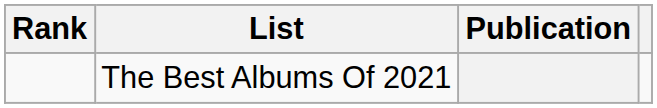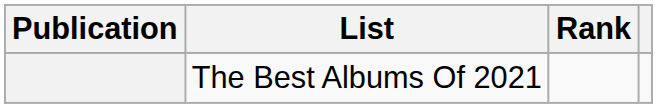columns swapped: (548, 28) <-> (50, 28)
